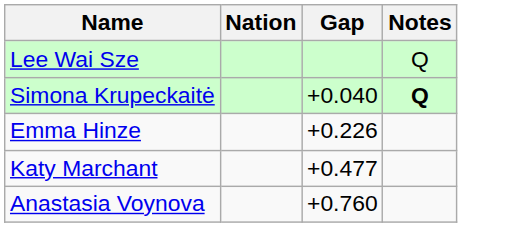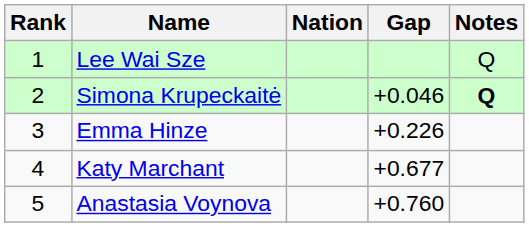+ column: (38, 22)
(342, 95) +0.040 -> (409, 95) +0.046
(342, 167) +0.477 -> (409, 167) +0.677
